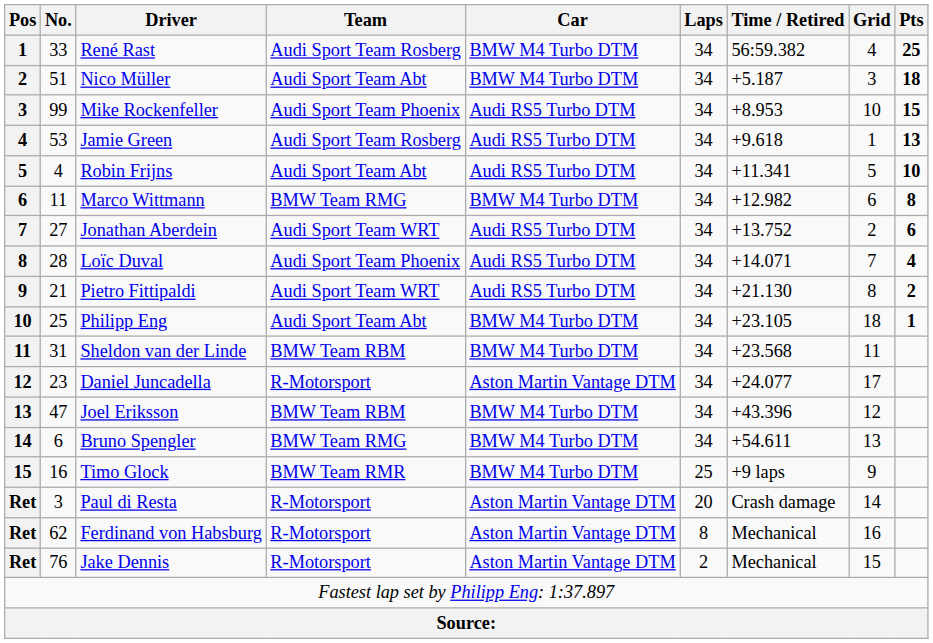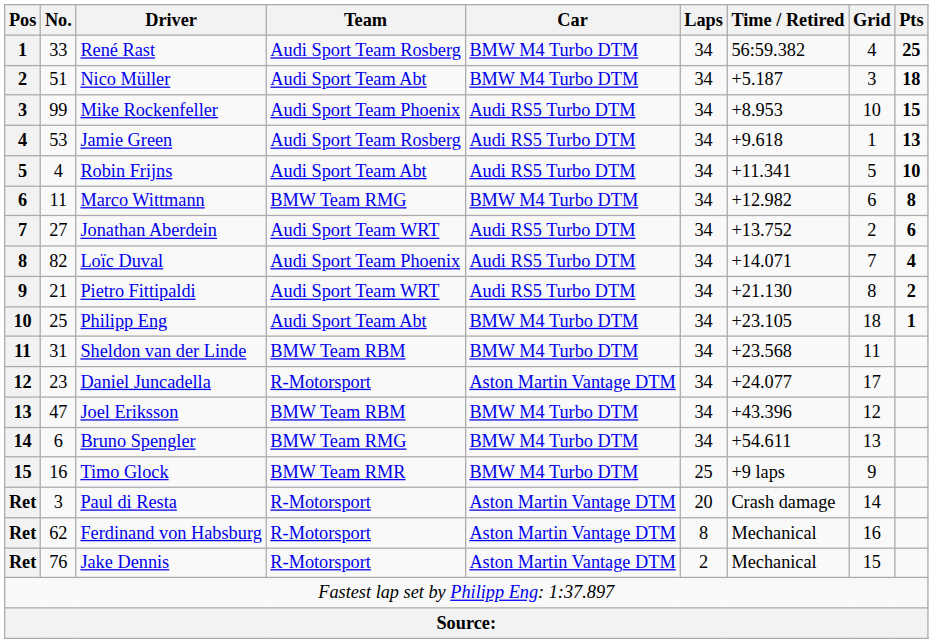(58, 261) 28 -> (58, 261) 82
